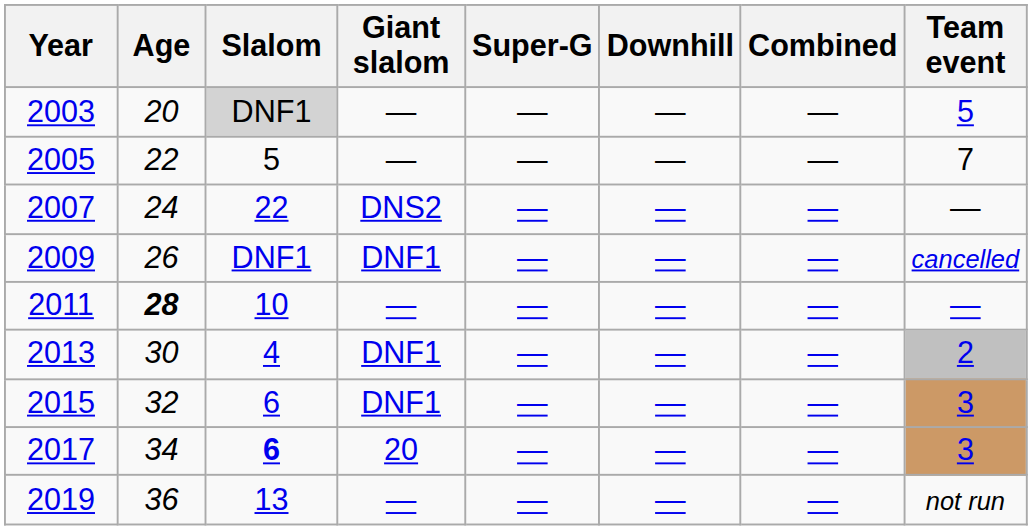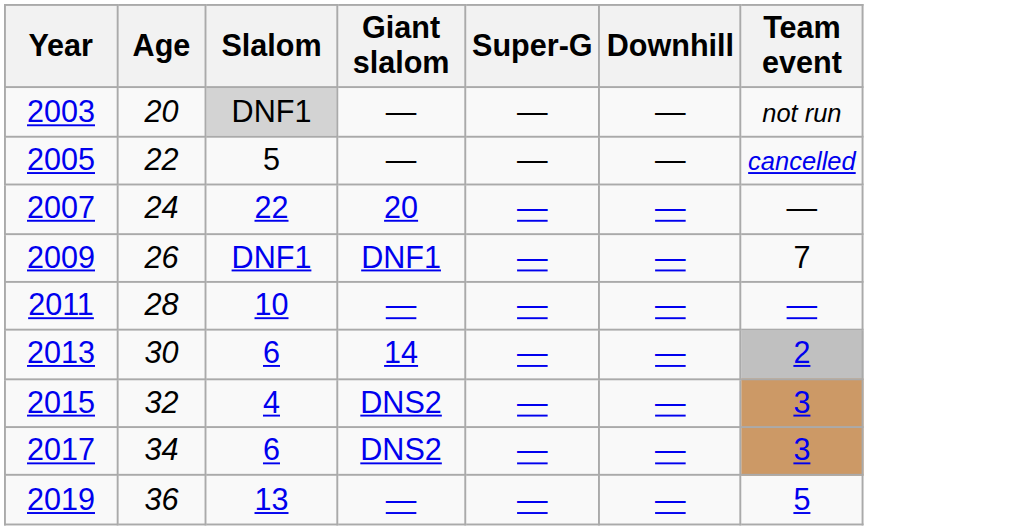- column: (823, 45)
(965, 111) 5 -> (802, 111) not run
(965, 160) 7 -> (802, 160) cancelled
(401, 208) DNS2 -> (401, 208) 20
(965, 256) cancelled -> (802, 256) 7
(161, 305) bold -> (161, 305) normal
(271, 353) 4 -> (271, 353) 6
(401, 353) DNF1 -> (401, 353) 14
(271, 402) 6 -> (271, 402) 4
(401, 402) DNF1 -> (401, 402) DNS2
(271, 450) bold -> (271, 450) normal
(401, 450) 20 -> (401, 450) DNS2
(965, 499) not run -> (802, 499) 5
